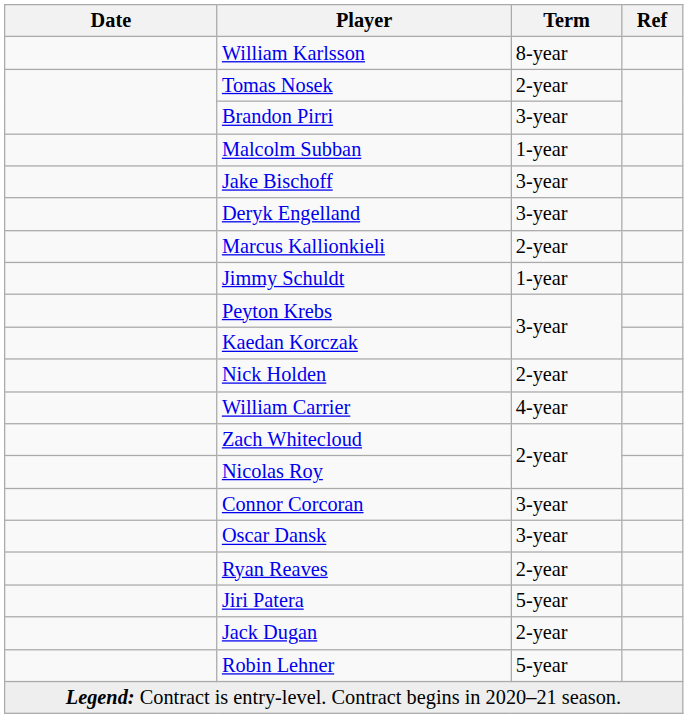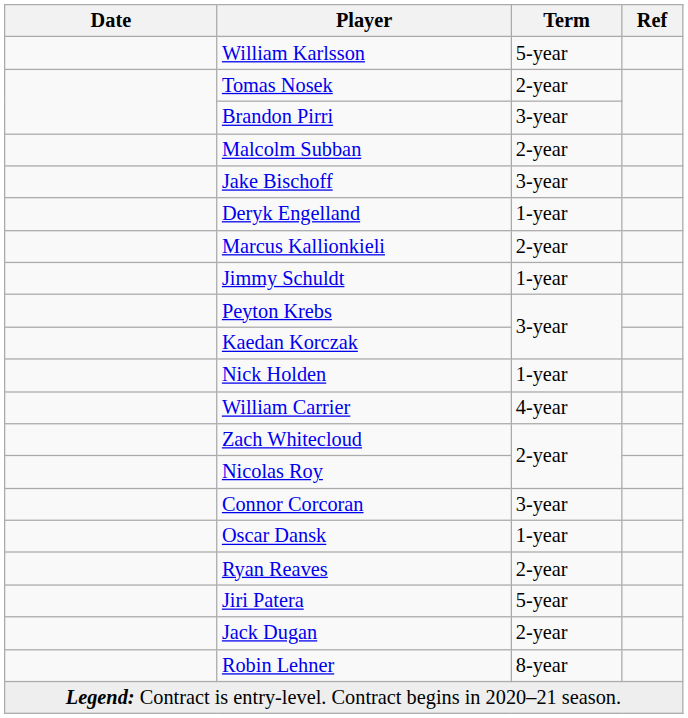(542, 52) 8-year -> (542, 52) 5-year
(542, 149) 1-year -> (542, 149) 2-year
(542, 213) 3-year -> (542, 213) 1-year
(542, 375) 2-year -> (542, 375) 1-year
(542, 536) 3-year -> (542, 536) 1-year
(542, 665) 5-year -> (542, 665) 8-year
